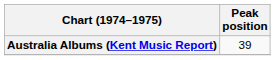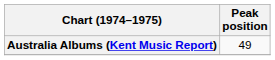(245, 45) 39 -> (245, 45) 49
